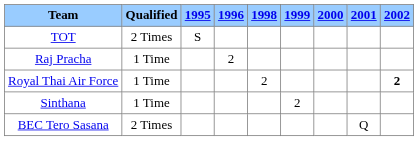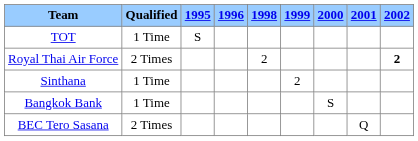(152, 37) 2 Times -> (152, 37) 1 Time
- row: (63, 59)
(152, 81) 1 Time -> (152, 59) 2 Times
+ row: (63, 102)
